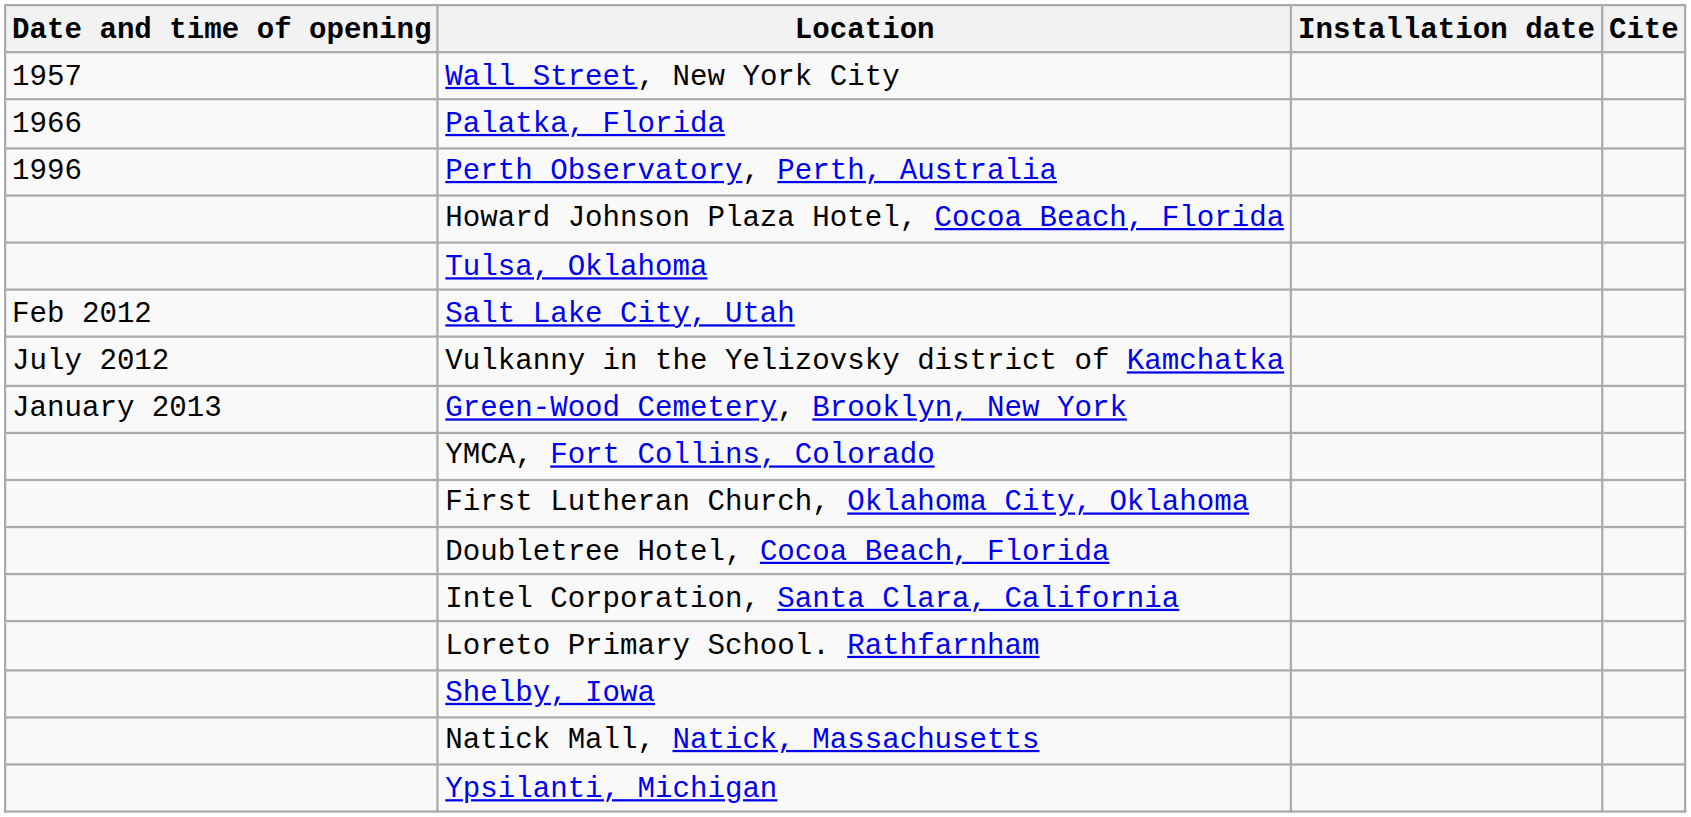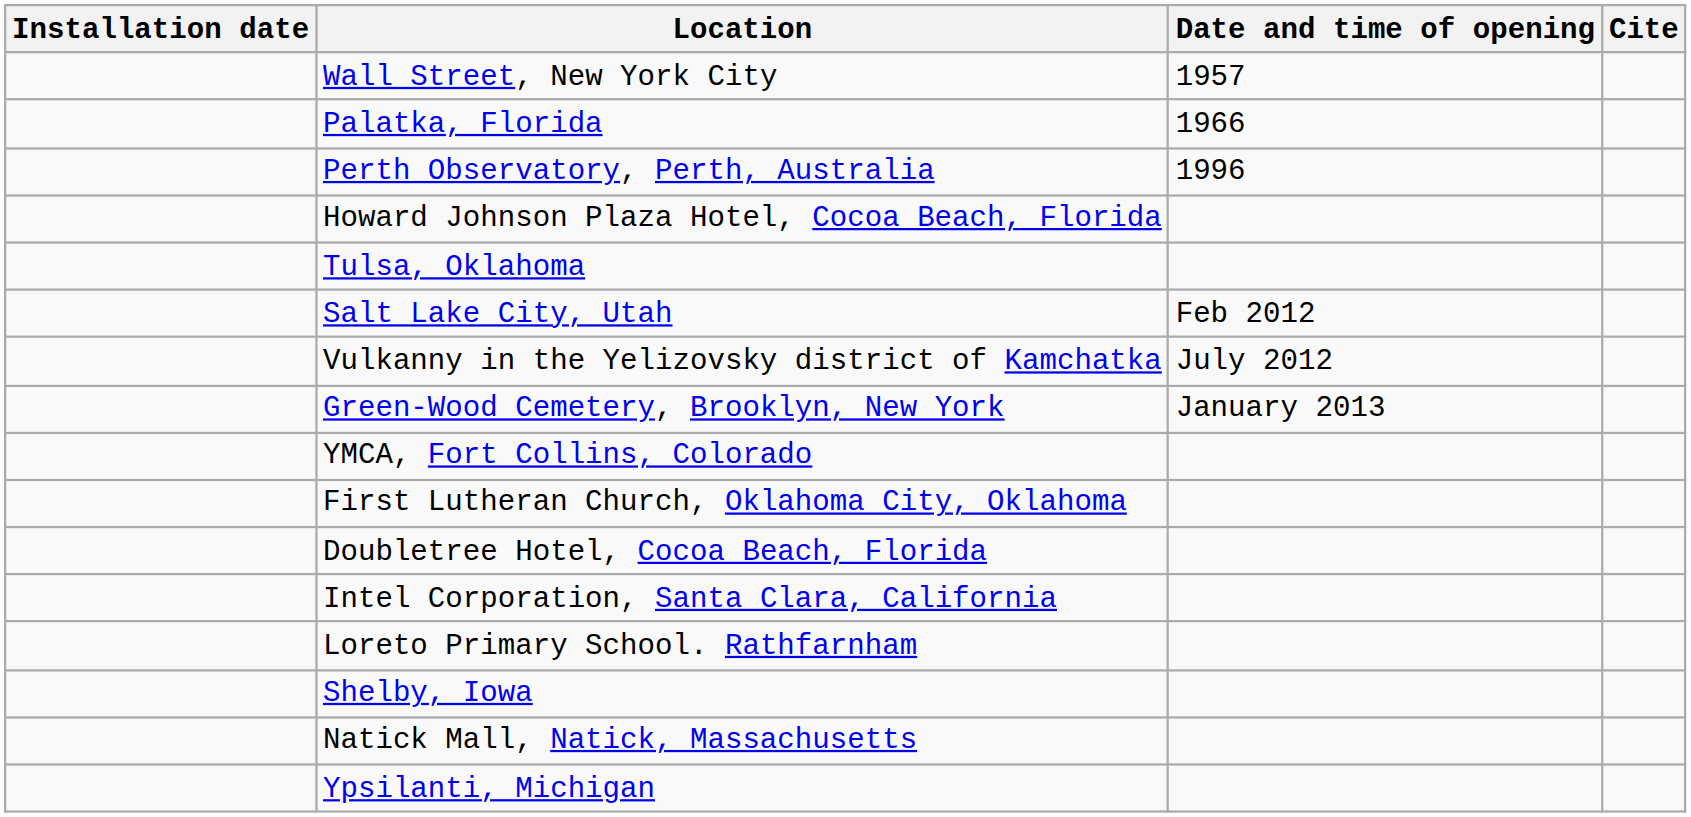columns swapped: (222, 29) <-> (1447, 29)
